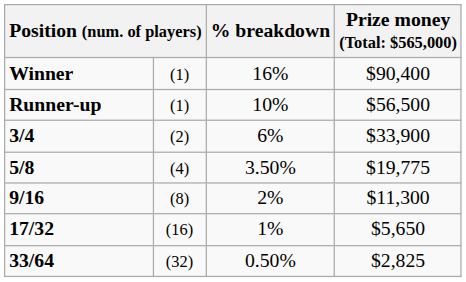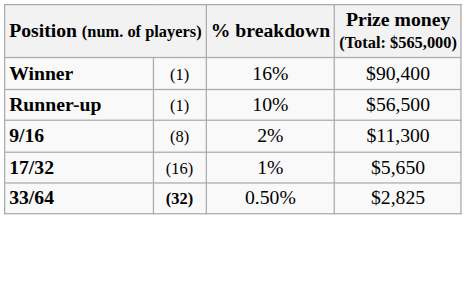- row: (22, 135)
- row: (22, 167)
(180, 261) normal -> (180, 198) bold
